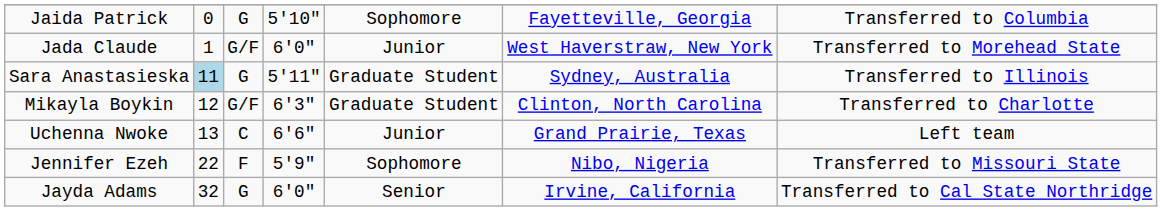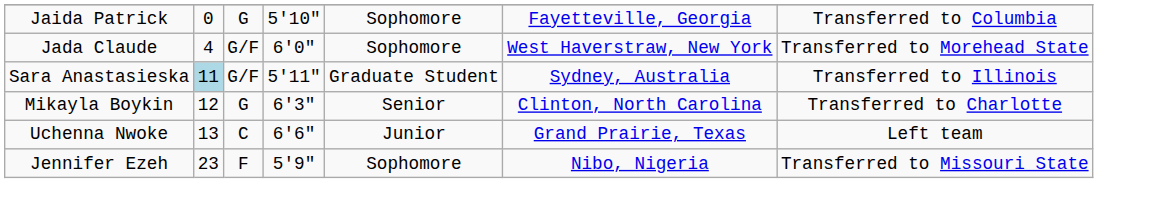(208, 48) 1 -> (208, 48) 4
(414, 48) Junior -> (414, 48) Sophomore
(243, 77) G -> (243, 77) G/F
(243, 106) G/F -> (243, 106) G
(414, 106) Graduate Student -> (414, 106) Senior
(208, 163) 22 -> (208, 163) 23
- row: (99, 192)
